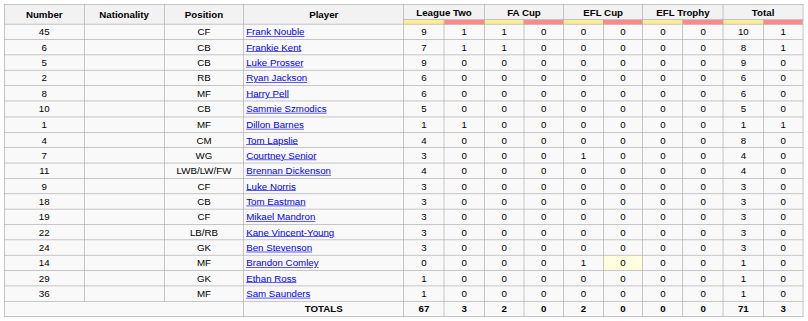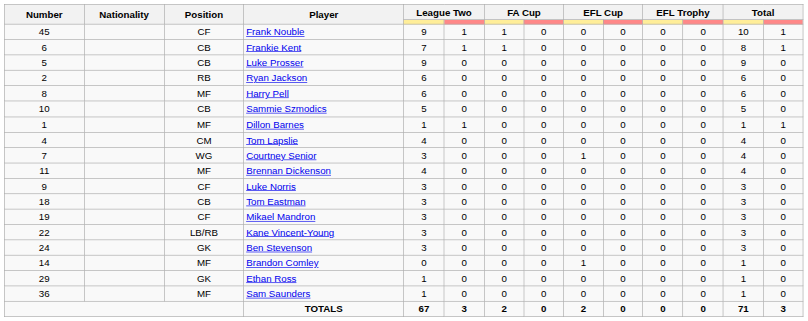(743, 140) 8 -> (743, 140) 4
(204, 171) LWB/LW/FW -> (204, 171) MF
(623, 263) lightyellow background -> (623, 263) no background
